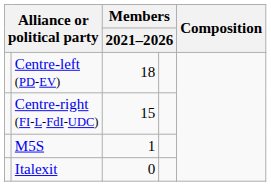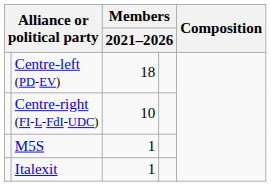(148, 113) 15 -> (148, 113) 10
(152, 169) 0 -> (152, 169) 1
